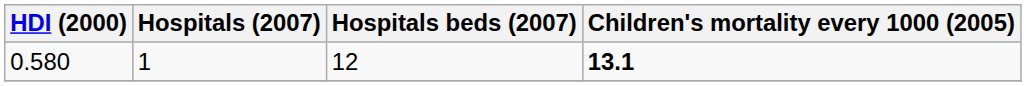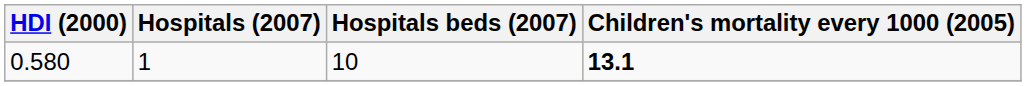(345, 61) 12 -> (345, 61) 10
